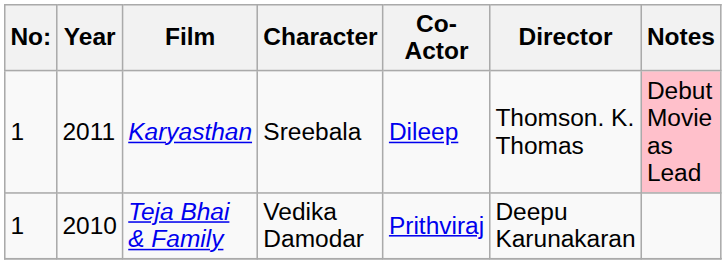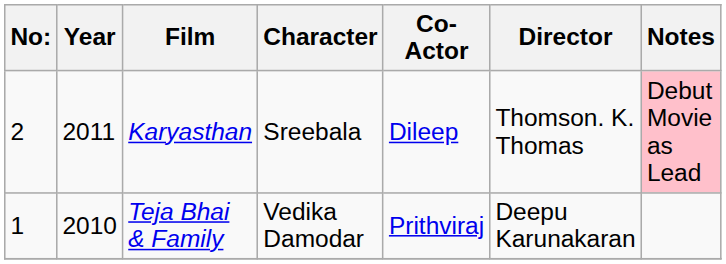(17, 131) 1 -> (17, 131) 2
